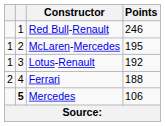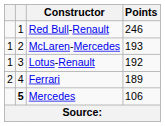(134, 46) 195 -> (134, 46) 193
(134, 79) 188 -> (134, 79) 189
